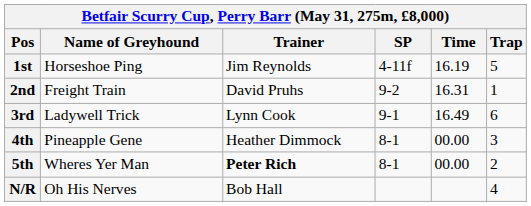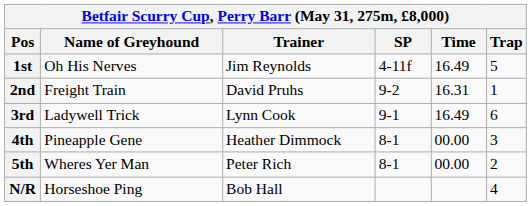(93, 66) Horseshoe Ping -> (90, 66) Oh His Nerves
(452, 66) 16.19 -> (452, 66) 16.49
(261, 164) bold -> (259, 164) normal
(90, 189) Oh His Nerves -> (93, 189) Horseshoe Ping
